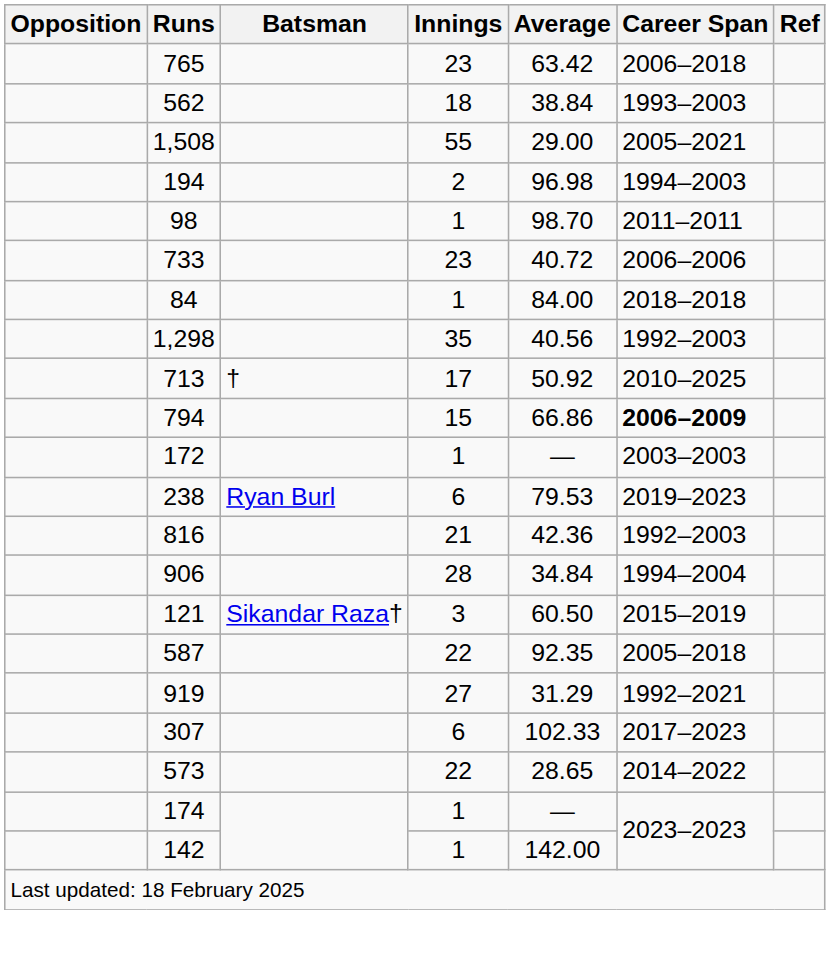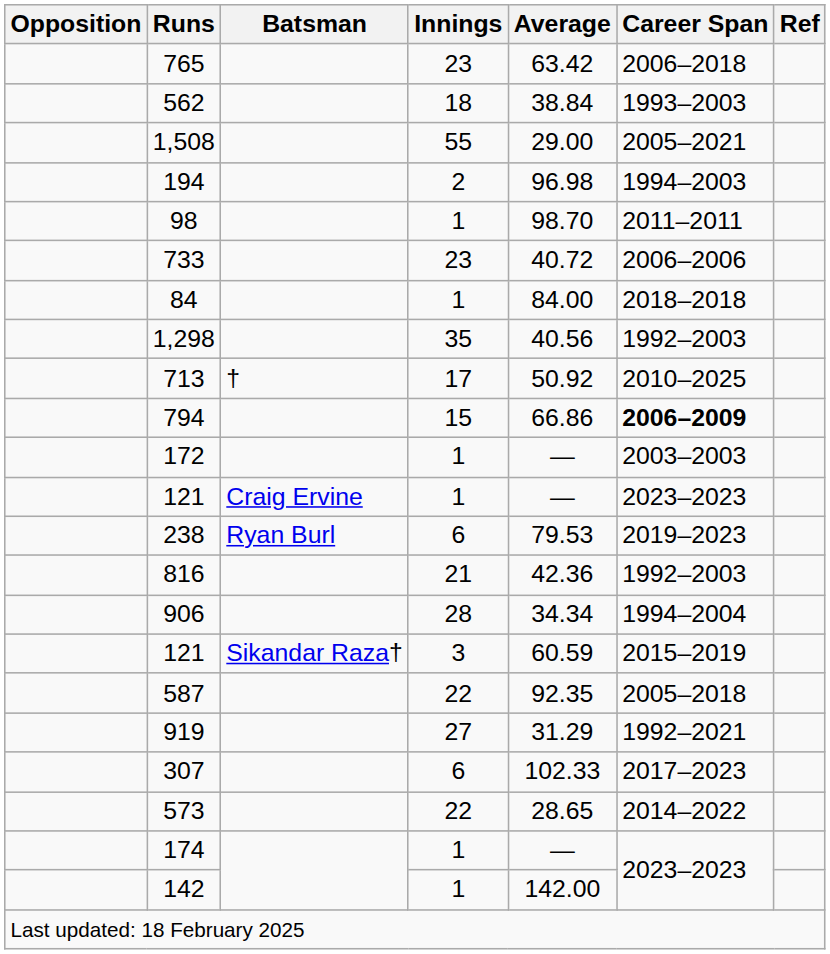+ row: (184, 496)
(562, 574) 34.84 -> (562, 614) 34.34
(562, 614) 60.50 -> (562, 653) 60.59
